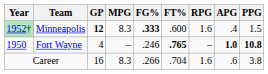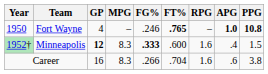rows swapped: (59, 45) <-> (61, 29)
